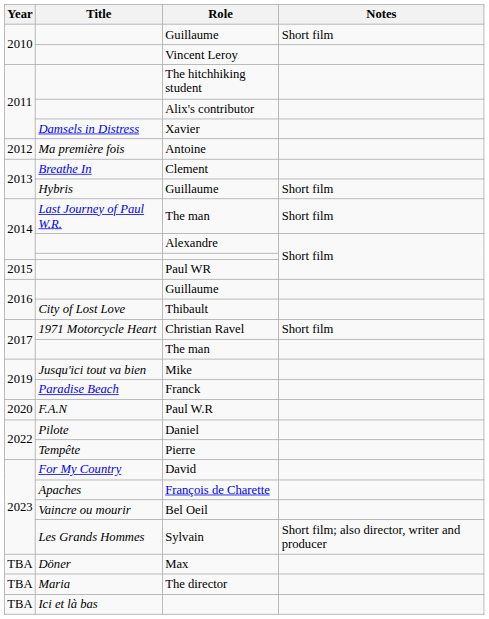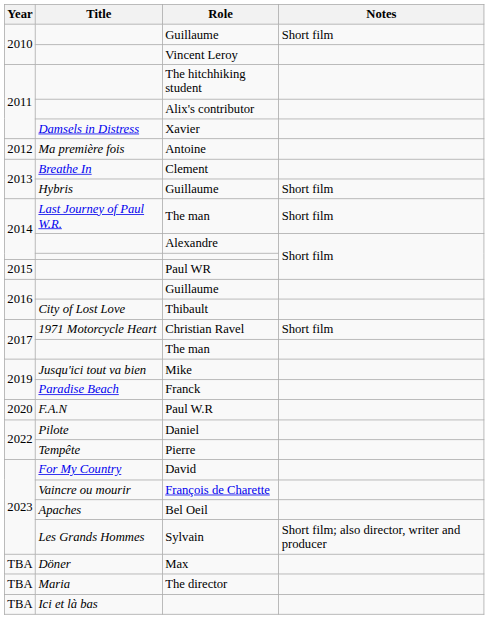(60, 489) Apaches -> (85, 489) Vaincre ou mourir
(85, 509) Vaincre ou mourir -> (60, 509) Apaches
